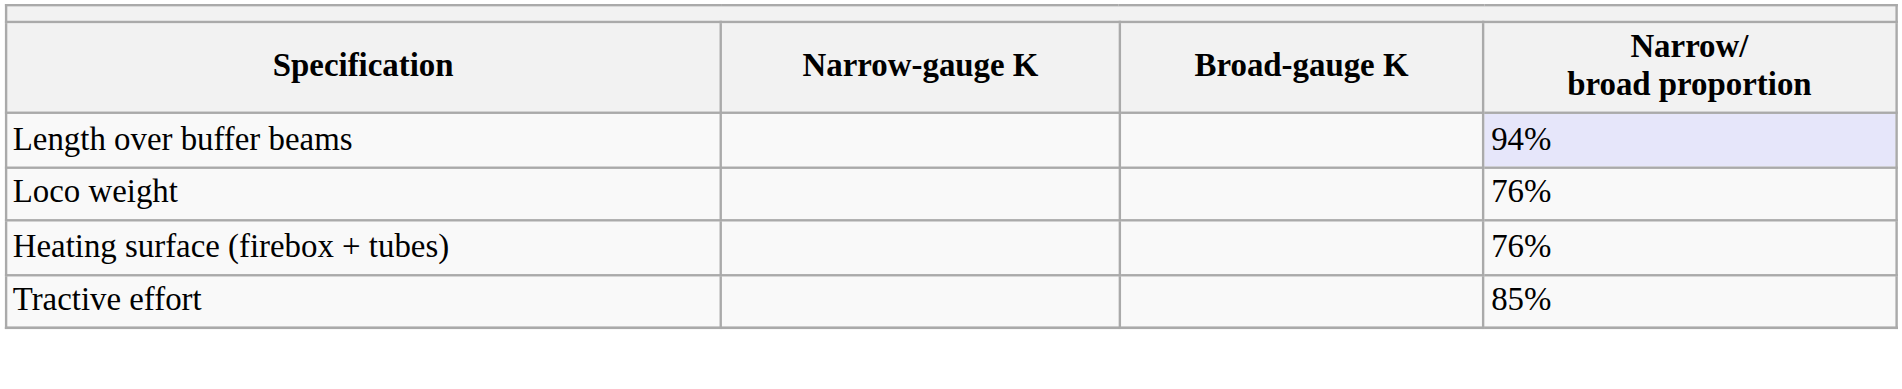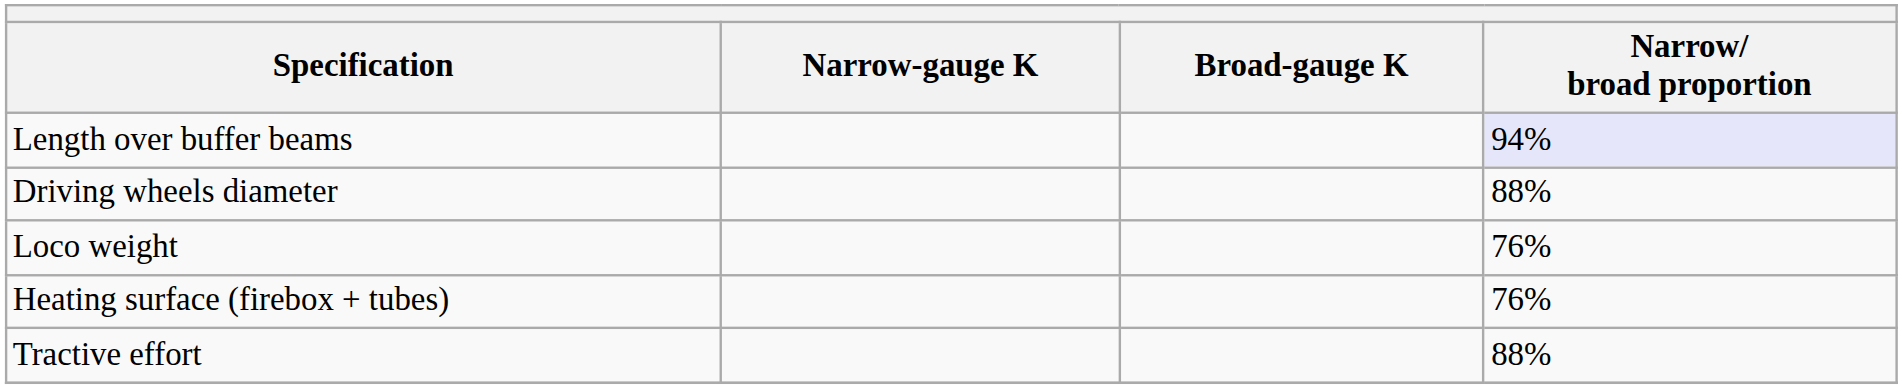+ row: (175, 192)
(1521, 300) 85% -> (1521, 353) 88%
